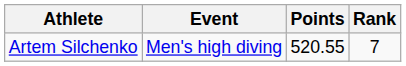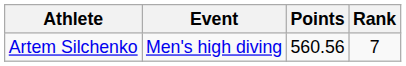(318, 47) 520.55 -> (318, 47) 560.56
